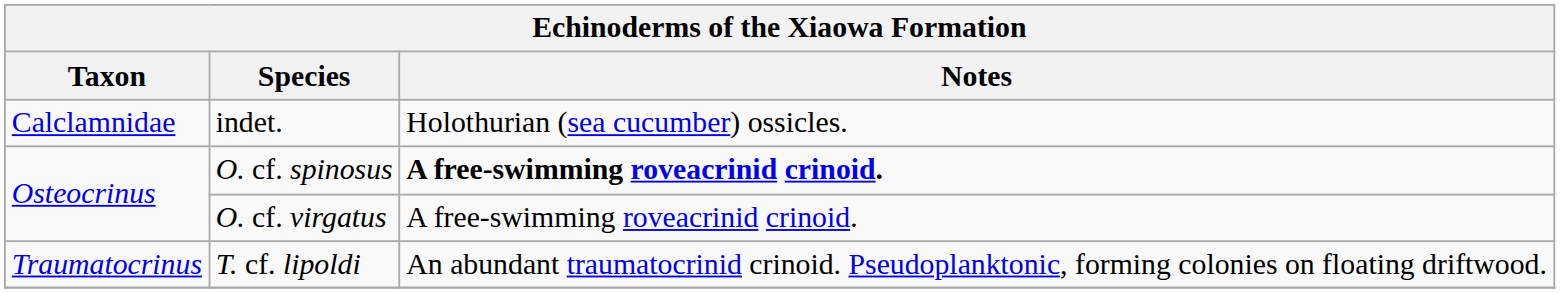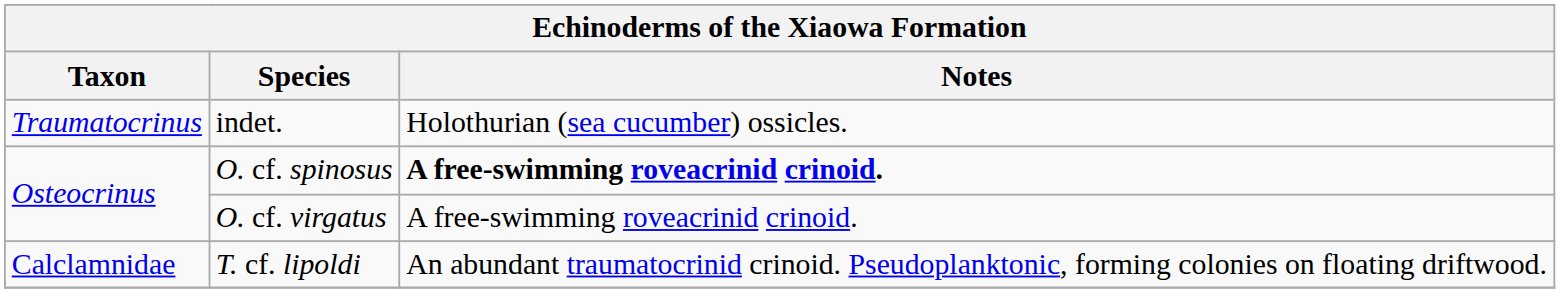(94, 122) Calclamnidae -> (107, 122) Traumatocrinus
(107, 264) Traumatocrinus -> (94, 264) Calclamnidae
